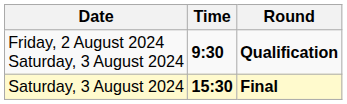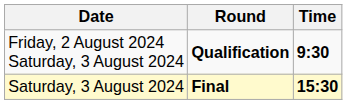columns swapped: (212, 17) <-> (289, 17)
